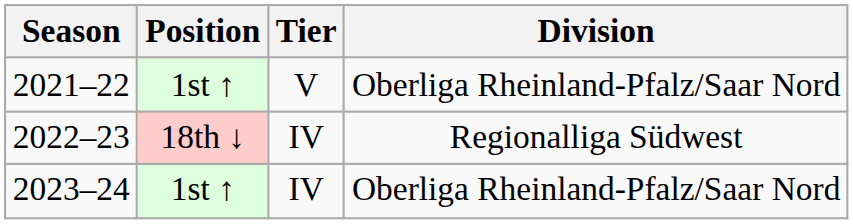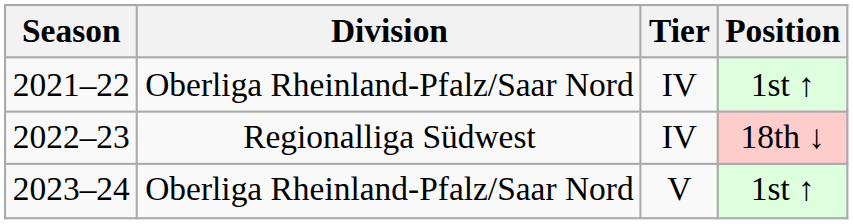columns swapped: (596, 31) <-> (203, 31)
(306, 84) V -> (679, 84) IV
(306, 190) IV -> (679, 190) V
